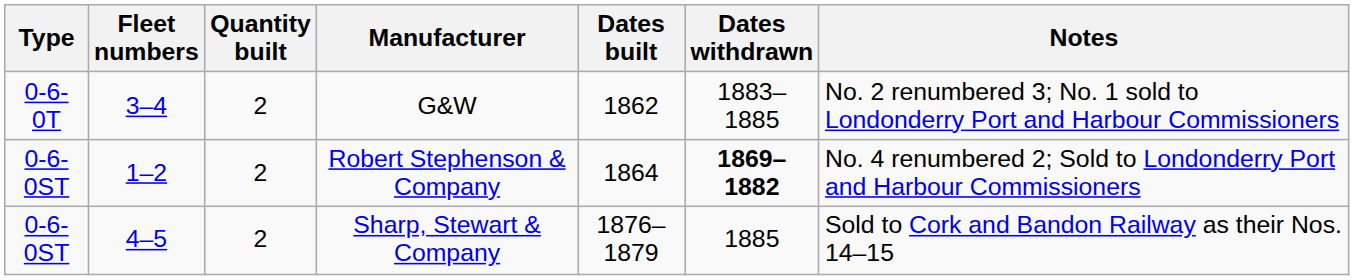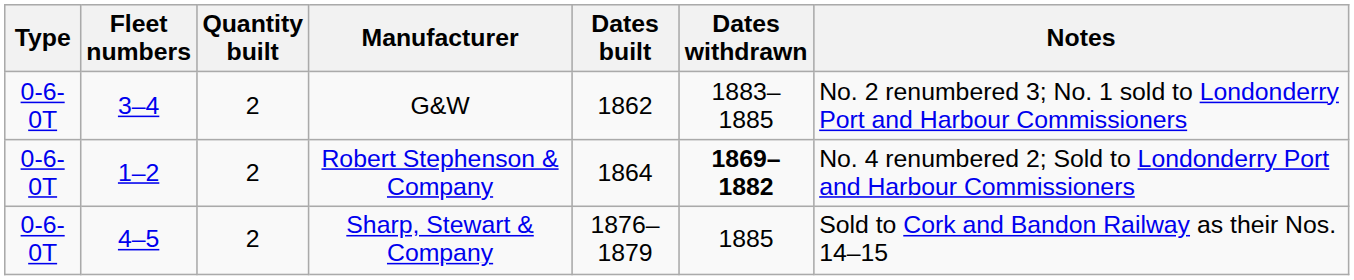(47, 172) 0-6-0ST -> (43, 172) 0-6-0T
(47, 239) 0-6-0ST -> (43, 239) 0-6-0T
